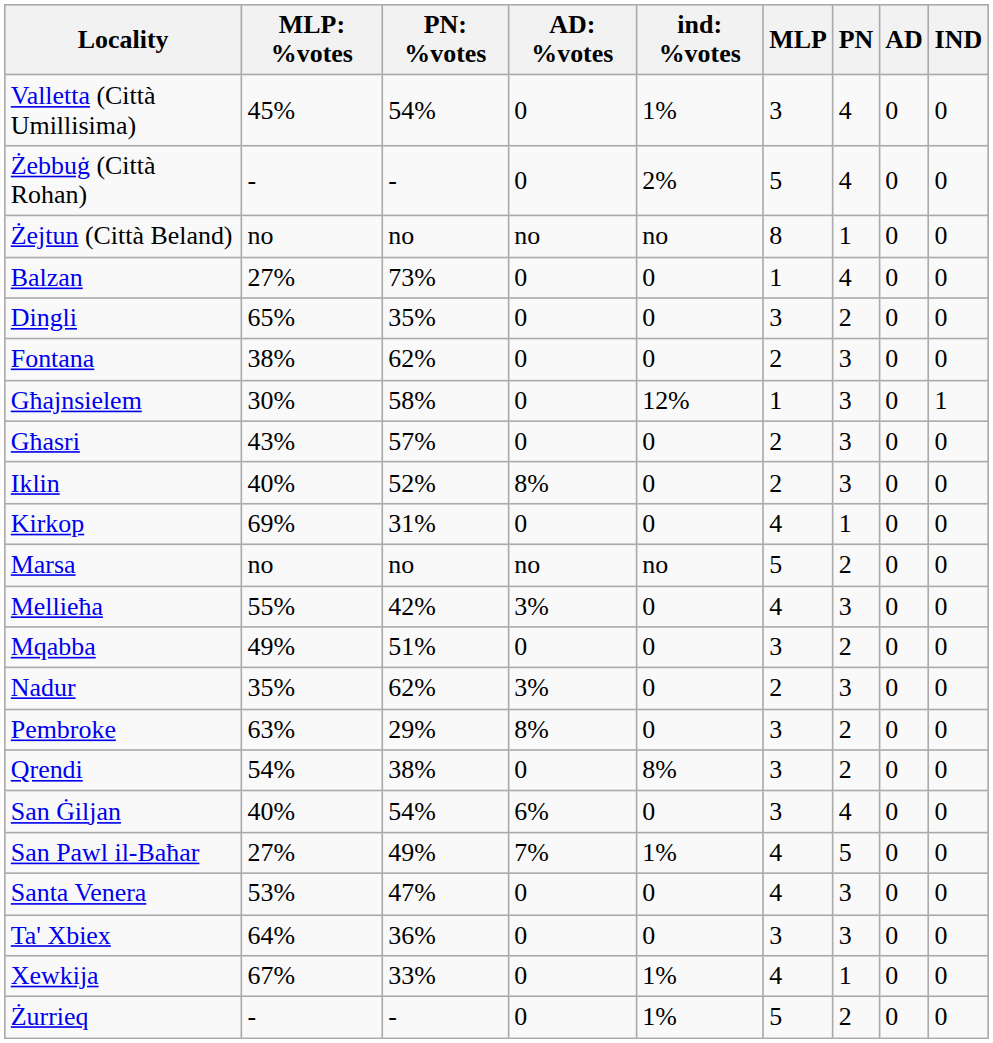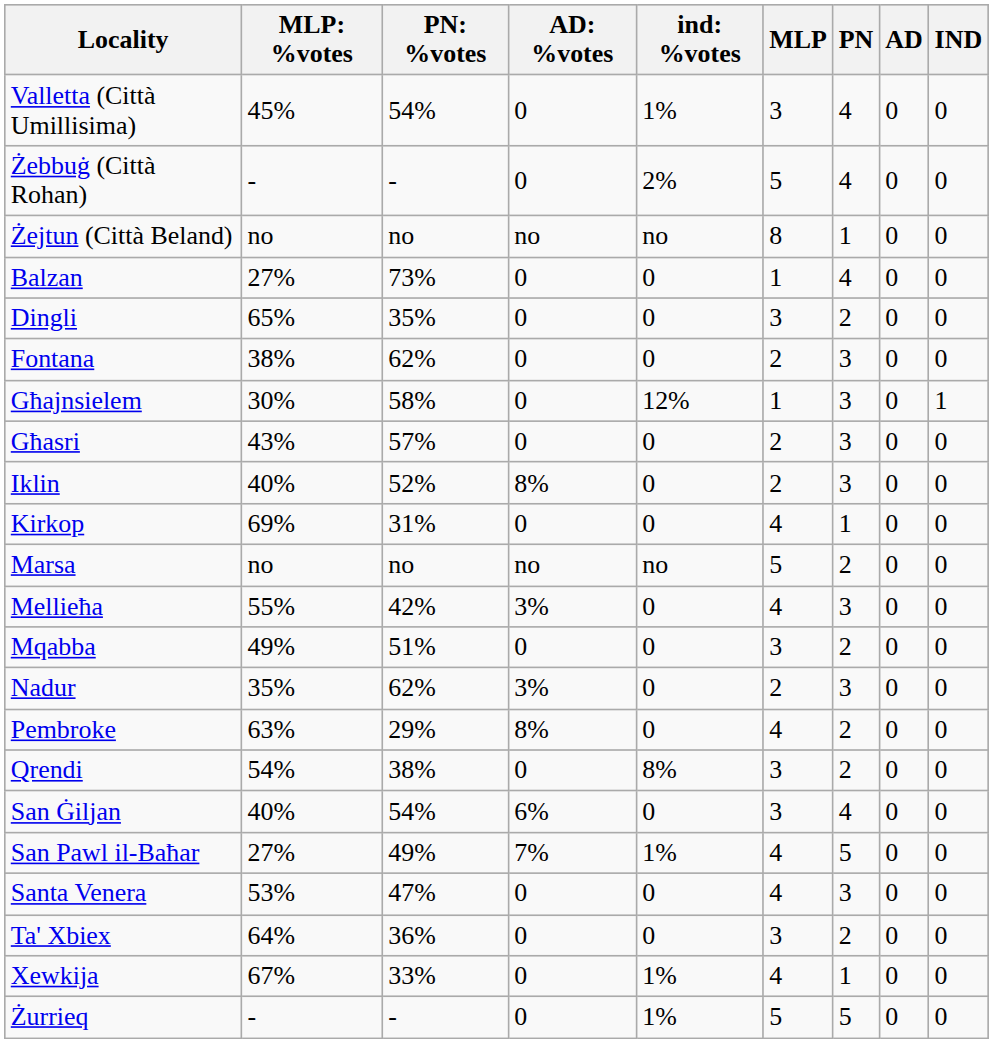(776, 729) 3 -> (776, 729) 4
(845, 934) 3 -> (845, 934) 2
(845, 1016) 2 -> (845, 1016) 5
